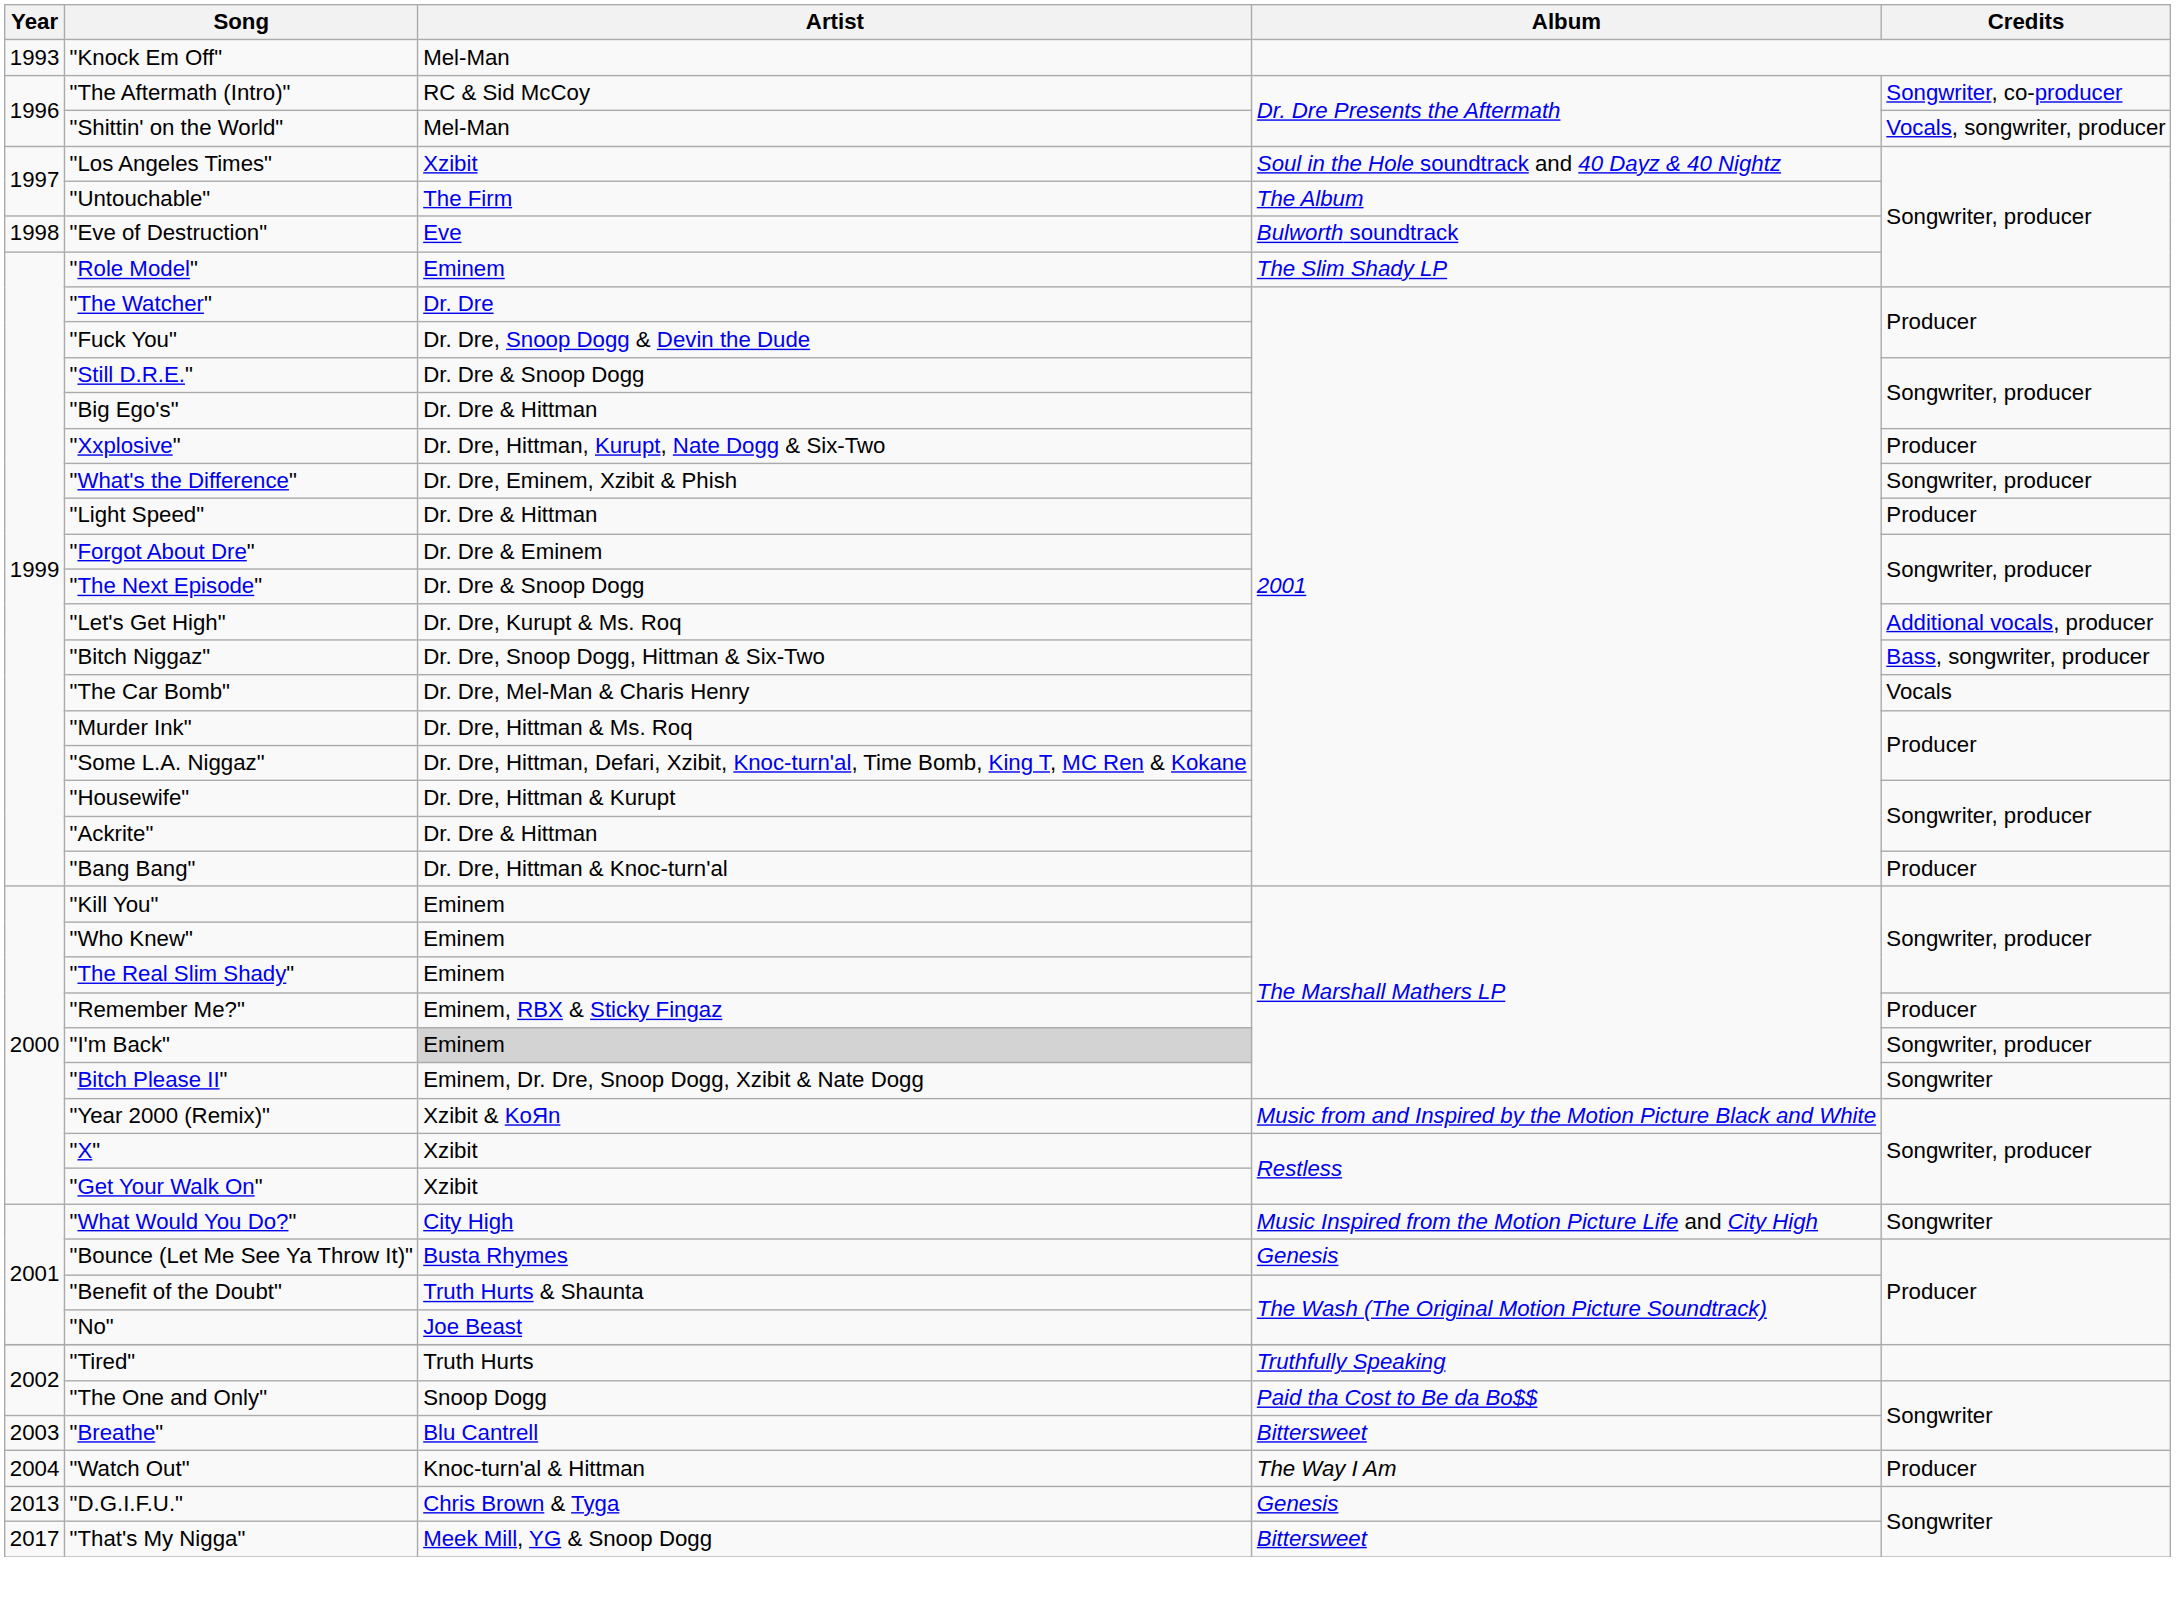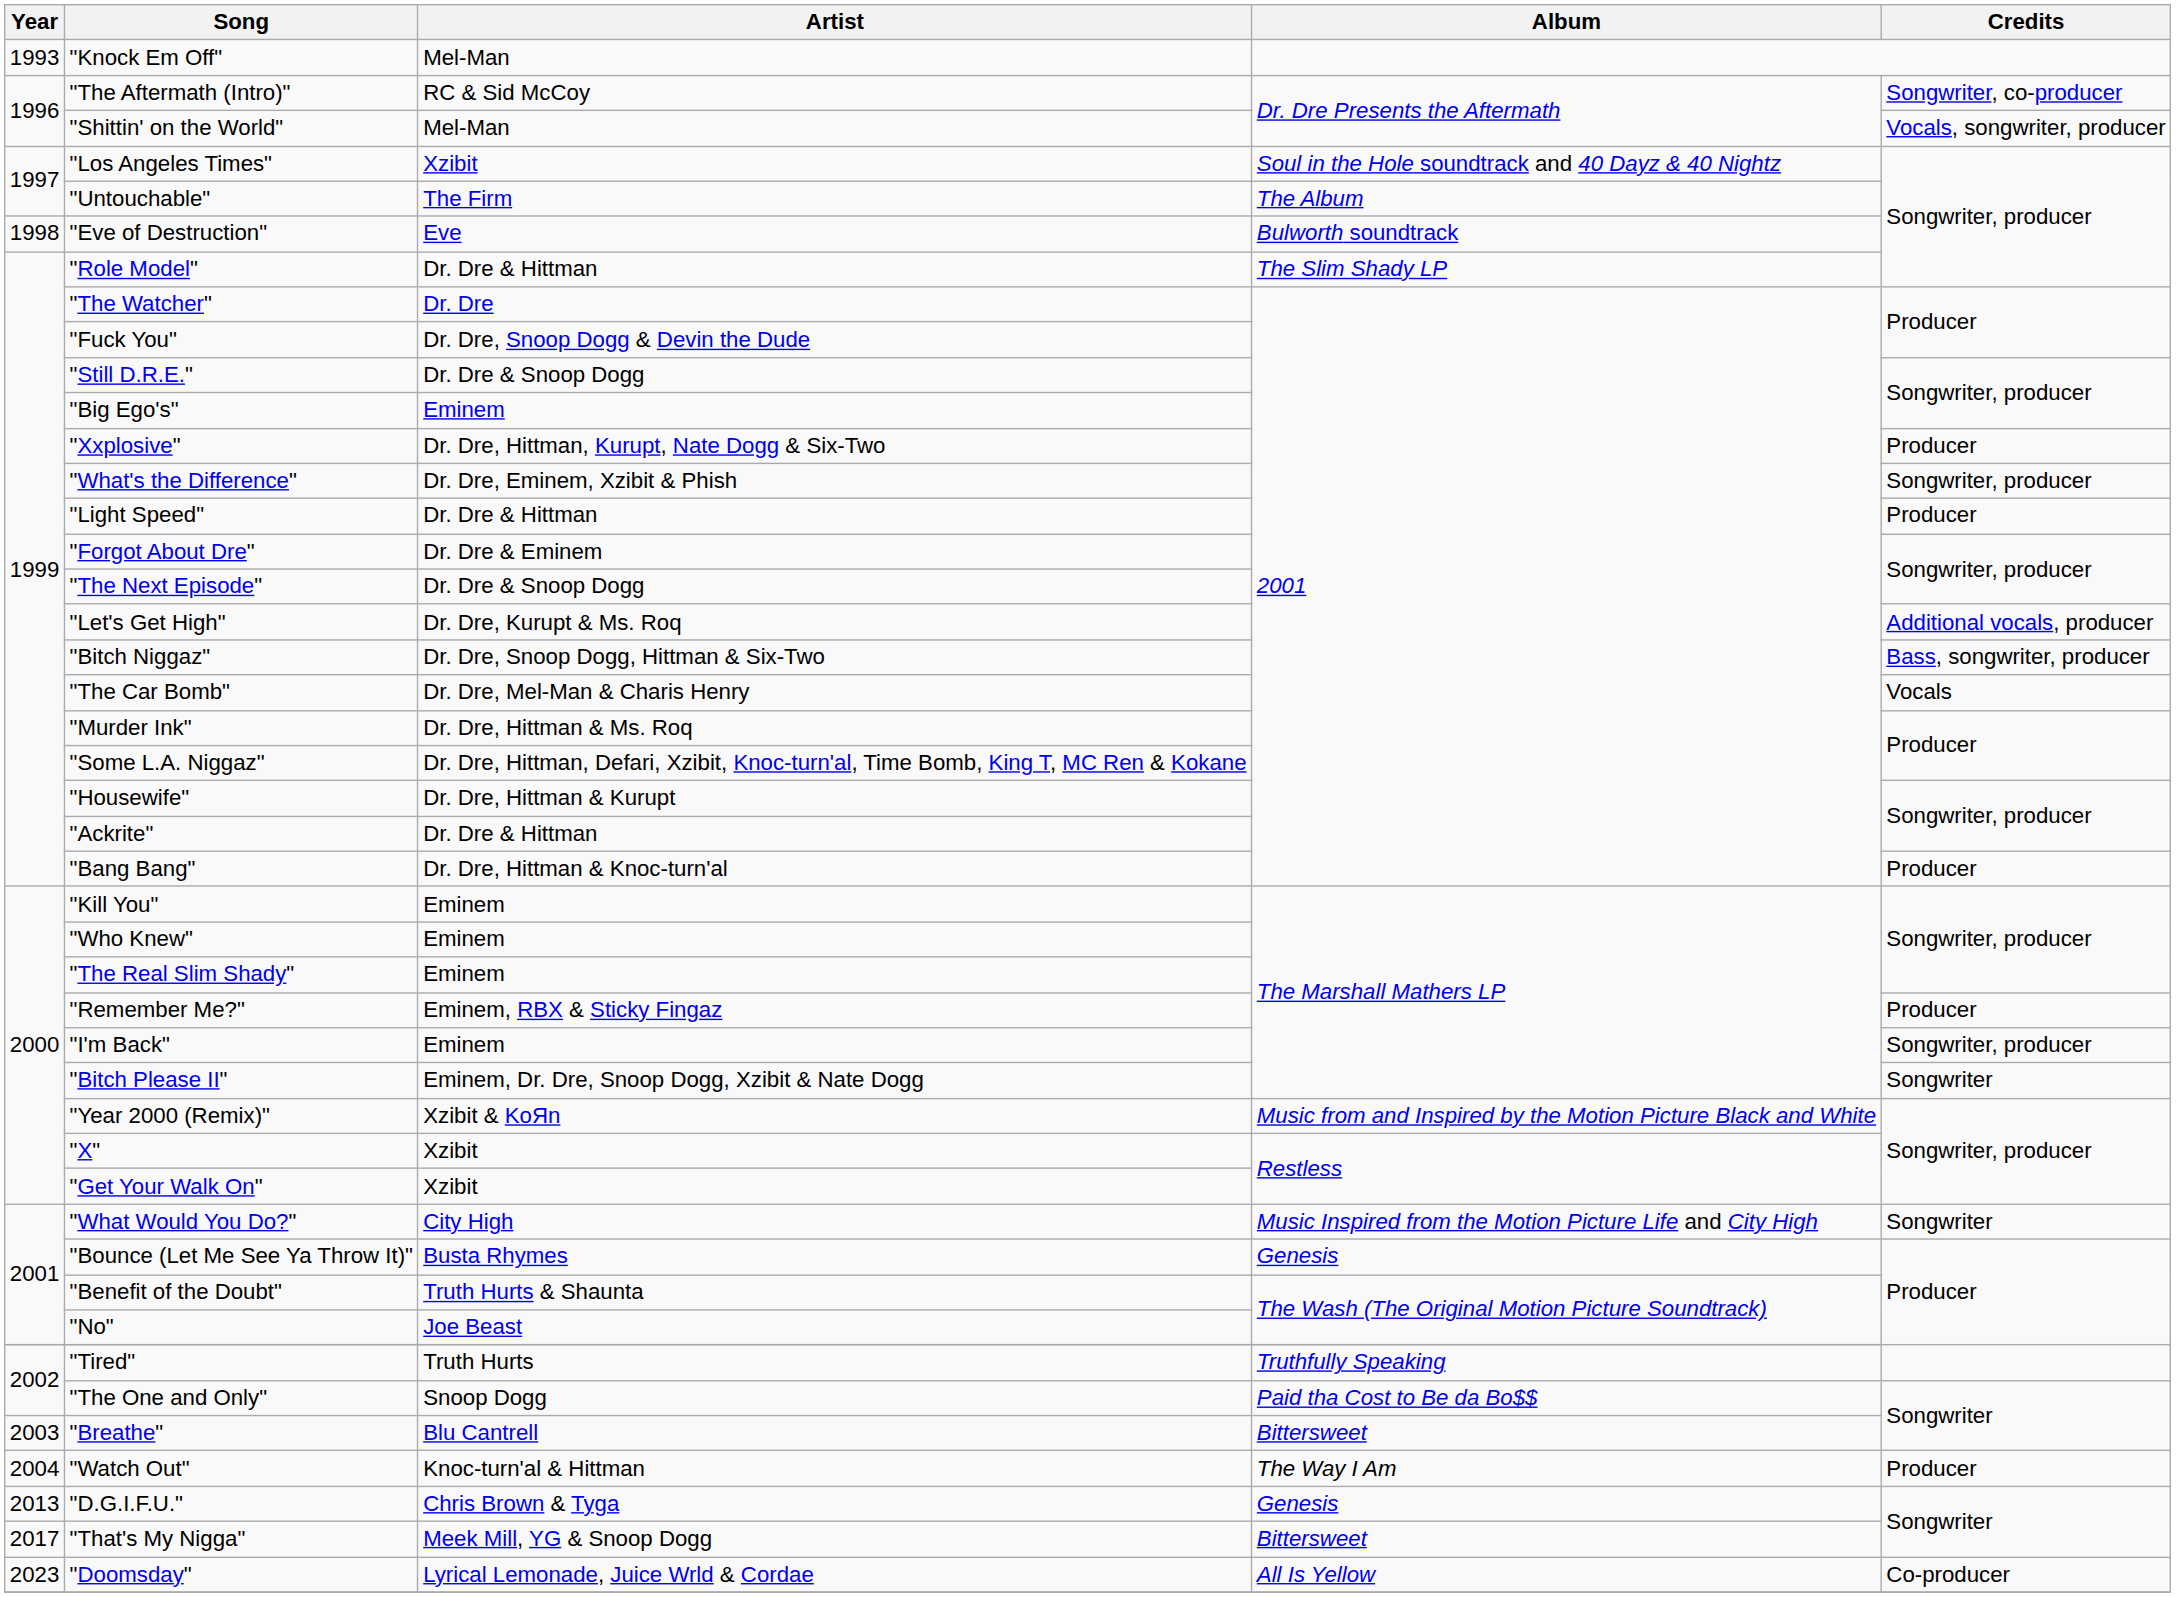(464, 269) Eminem -> (510, 269) Dr. Dre & Hittman
(510, 410) Dr. Dre & Hittman -> (464, 410) Eminem
(464, 1045) lightgrey background -> (464, 1045) no background
+ row: (131, 1574)
